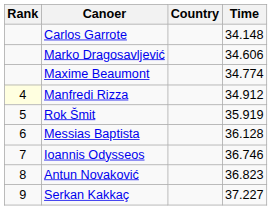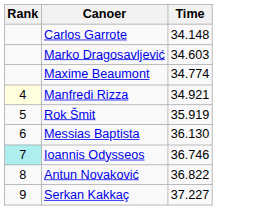- column: (195, 14)
(244, 54) 34.606 -> (190, 54) 34.603
(244, 94) 34.912 -> (190, 94) 34.921
(244, 134) 36.128 -> (190, 134) 36.130
(23, 154) no background -> (23, 154) paleturquoise background
(244, 174) 36.823 -> (190, 174) 36.822
